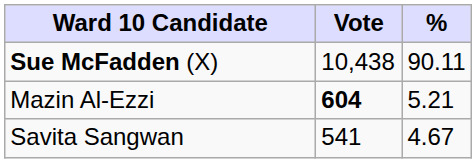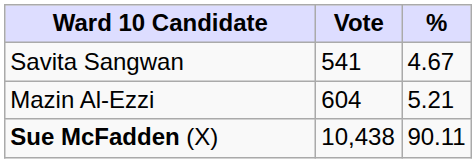rows swapped: (114, 61) <-> (97, 137)
(341, 99) bold -> (341, 99) normal
